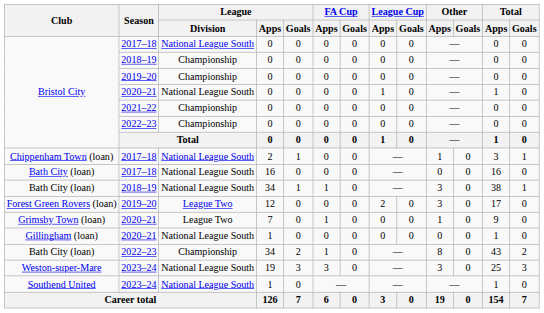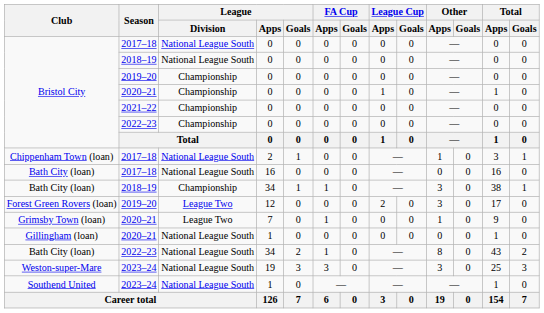(208, 60) Championship -> (208, 60) National League South
(208, 92) National League South -> (208, 92) Championship
(208, 188) National League South -> (208, 188) Championship
(208, 252) Championship -> (208, 252) National League South
